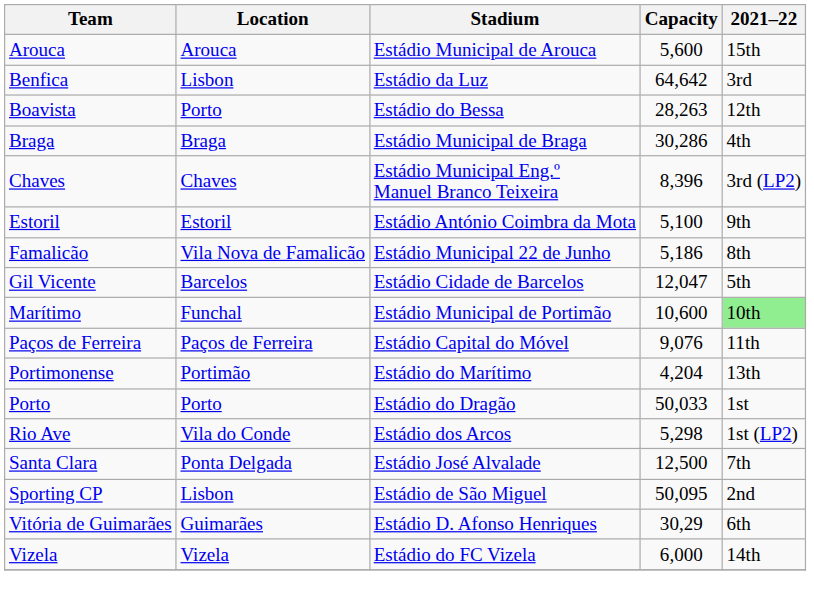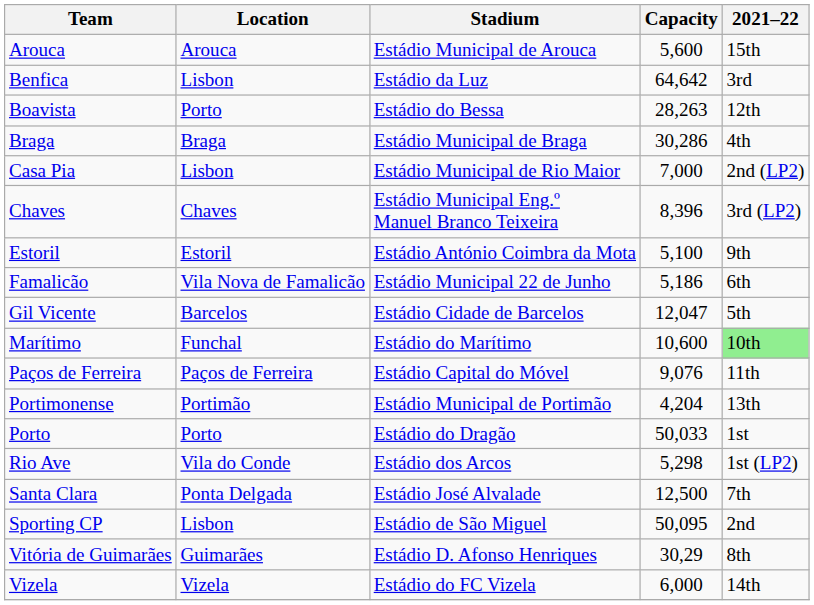+ row: (42, 170)
(739, 252) 8th -> (739, 282) 6th
(492, 312) Estádio Municipal de Portimão -> (453, 342) Estádio do Marítimo
(453, 373) Estádio do Marítimo -> (492, 403) Estádio Municipal de Portimão
(739, 524) 6th -> (739, 554) 8th
